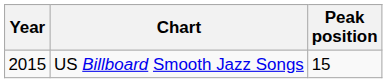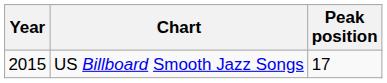(321, 63) 15 -> (321, 63) 17
